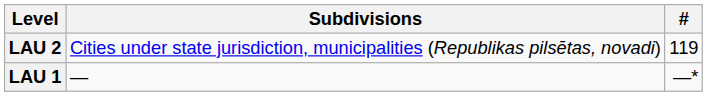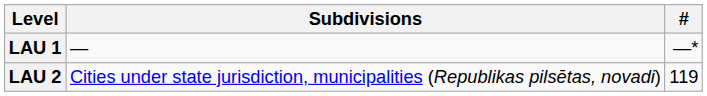rows swapped: (35, 76) <-> (35, 47)
